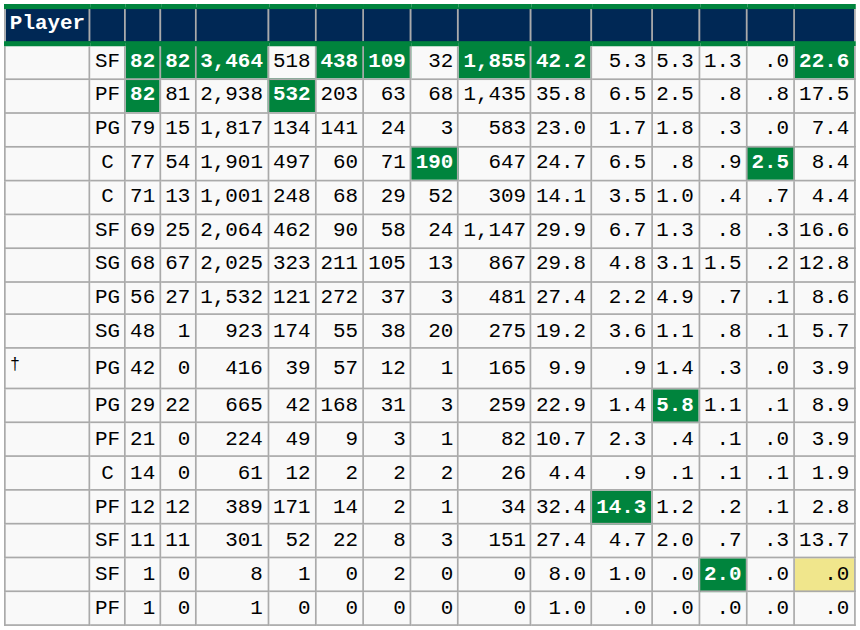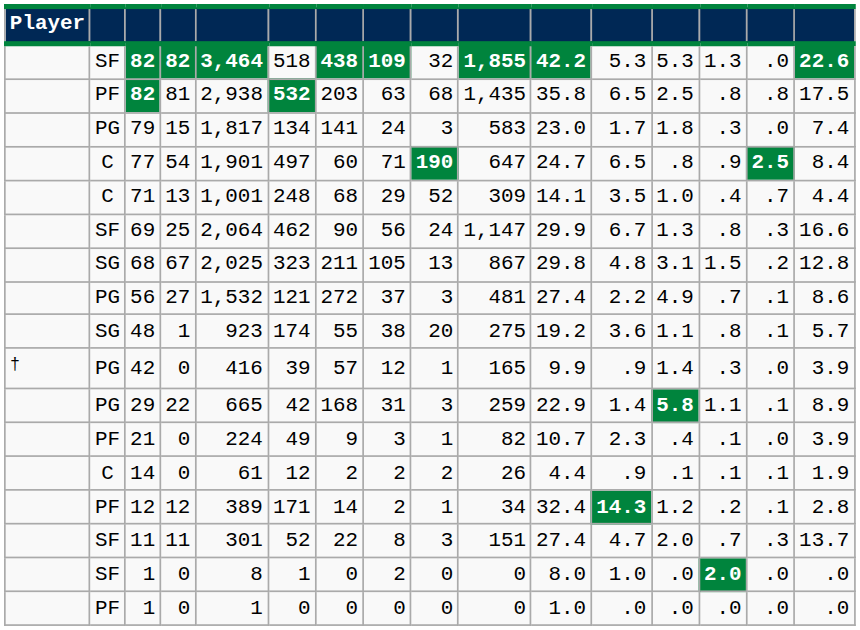(393, 231) 58 -> (393, 231) 56
(837, 575) khaki background -> (837, 575) no background
